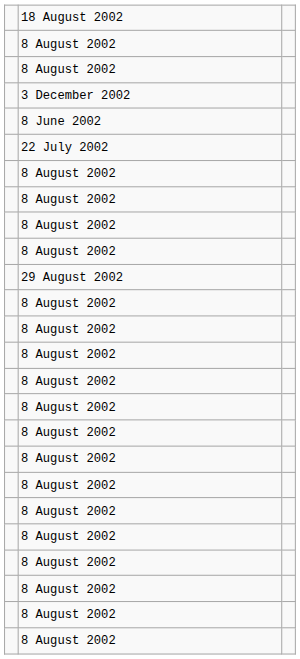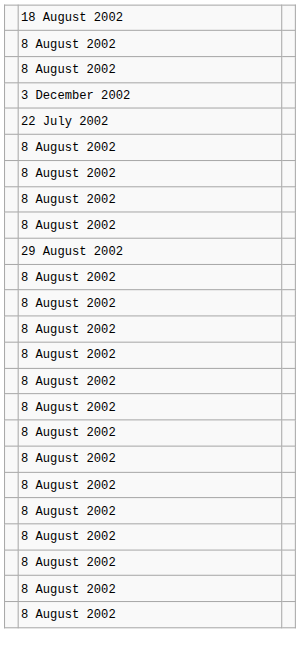- row: (11, 121)
